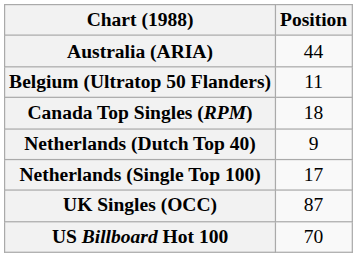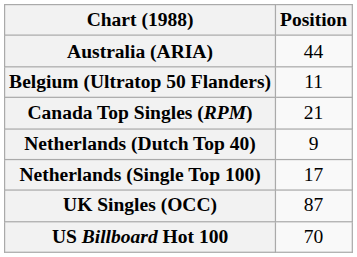(314, 112) 18 -> (314, 112) 21
